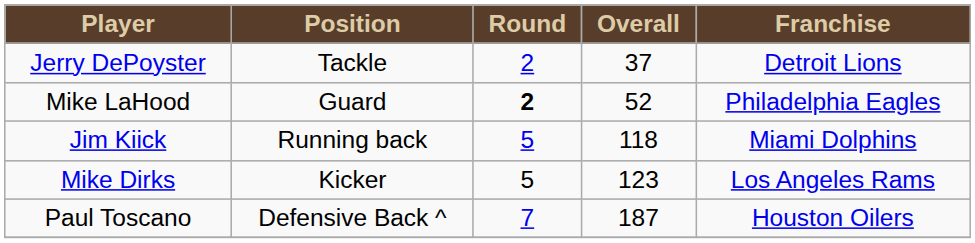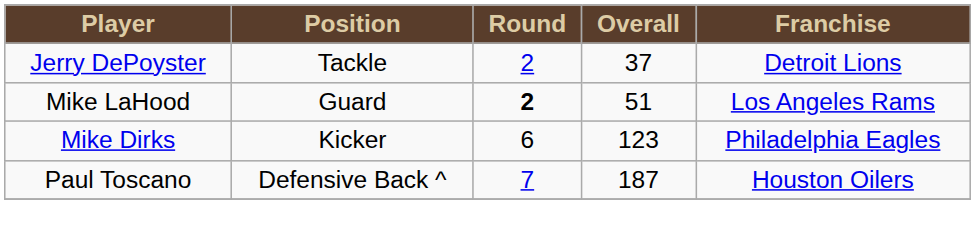(638, 101) 52 -> (638, 101) 51
(833, 101) Philadelphia Eagles -> (833, 101) Los Angeles Rams
- row: (118, 140)
(527, 179) 5 -> (527, 140) 6
(833, 179) Los Angeles Rams -> (833, 140) Philadelphia Eagles
